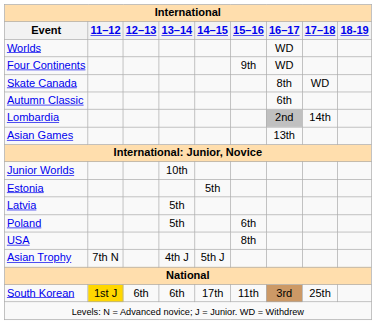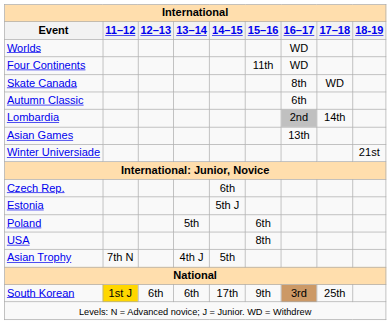(248, 65) 9th -> (263, 65) 11th
+ row: (54, 153)
- row: (41, 170)
+ row: (36, 188)
(213, 188) 5th -> (227, 205) 5th J
- row: (22, 205)
(213, 258) 5th J -> (227, 258) 5th
(248, 293) 11th -> (263, 293) 9th
